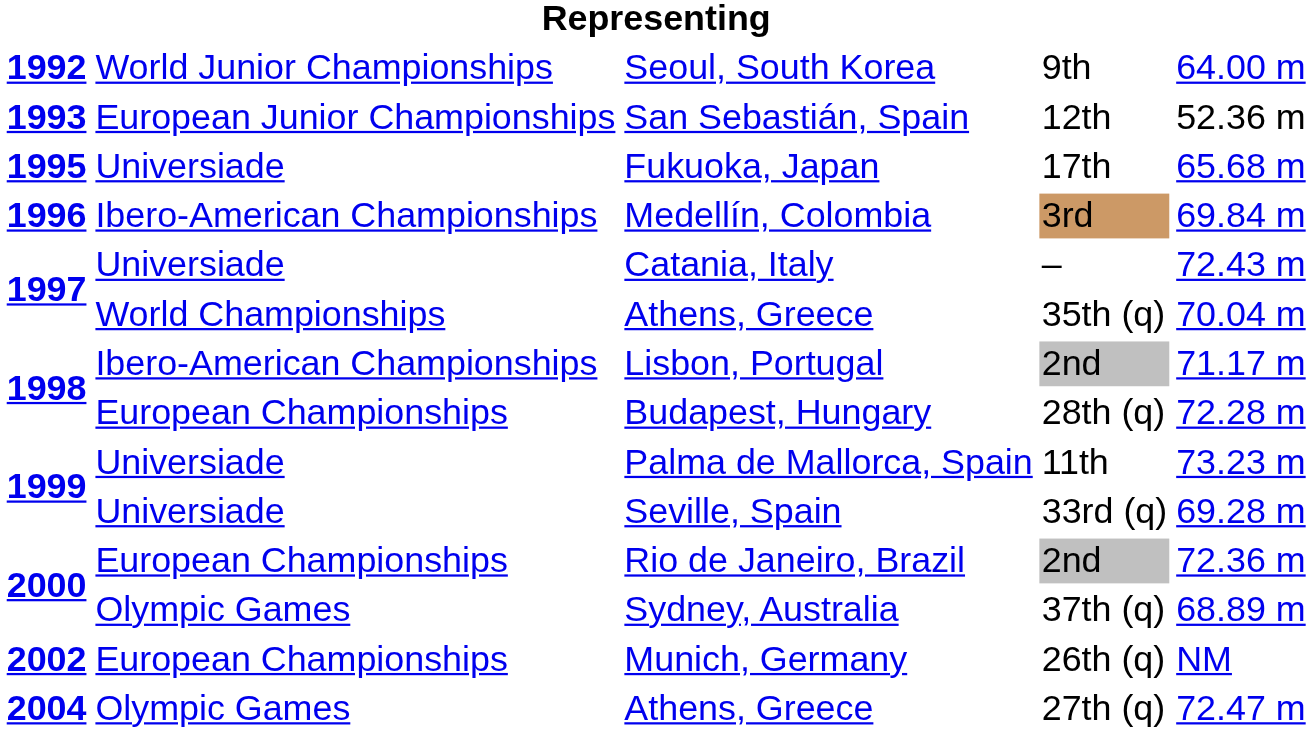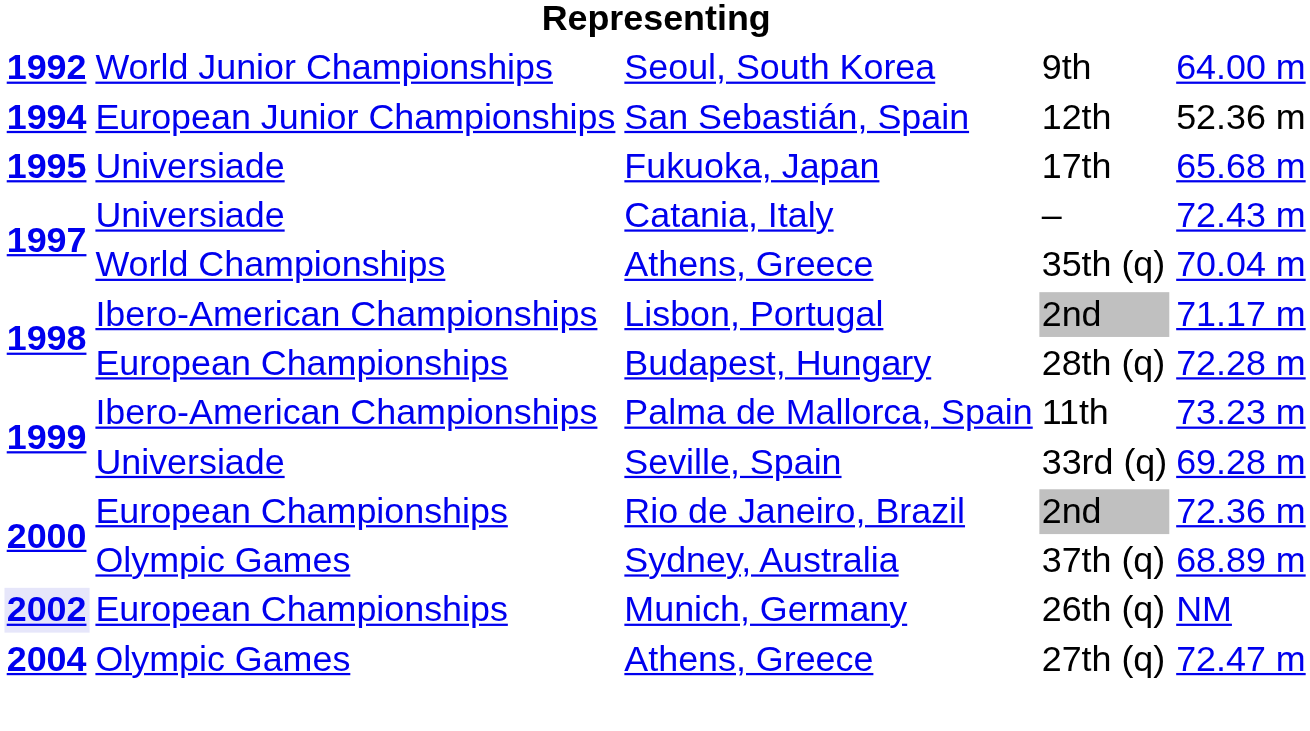(47, 116) 1993 -> (47, 116) 1994
- row: (778, 215)
(190, 461) Universiade -> (346, 412) Ibero-American Championships
(47, 658) no background -> (47, 609) lavender background
